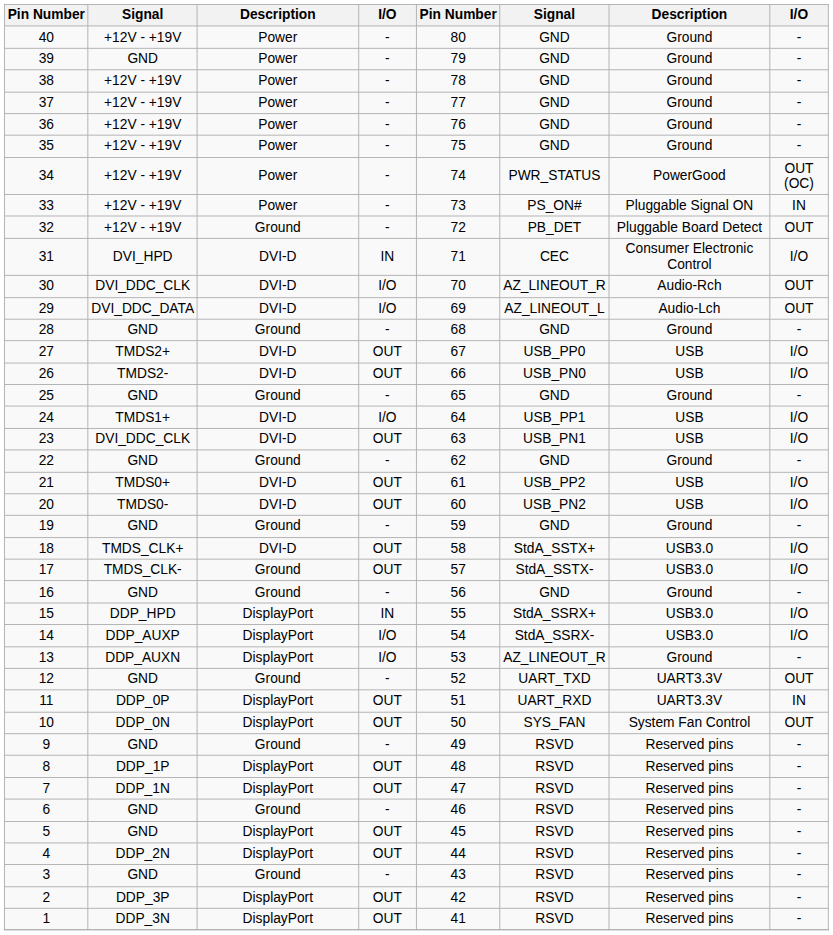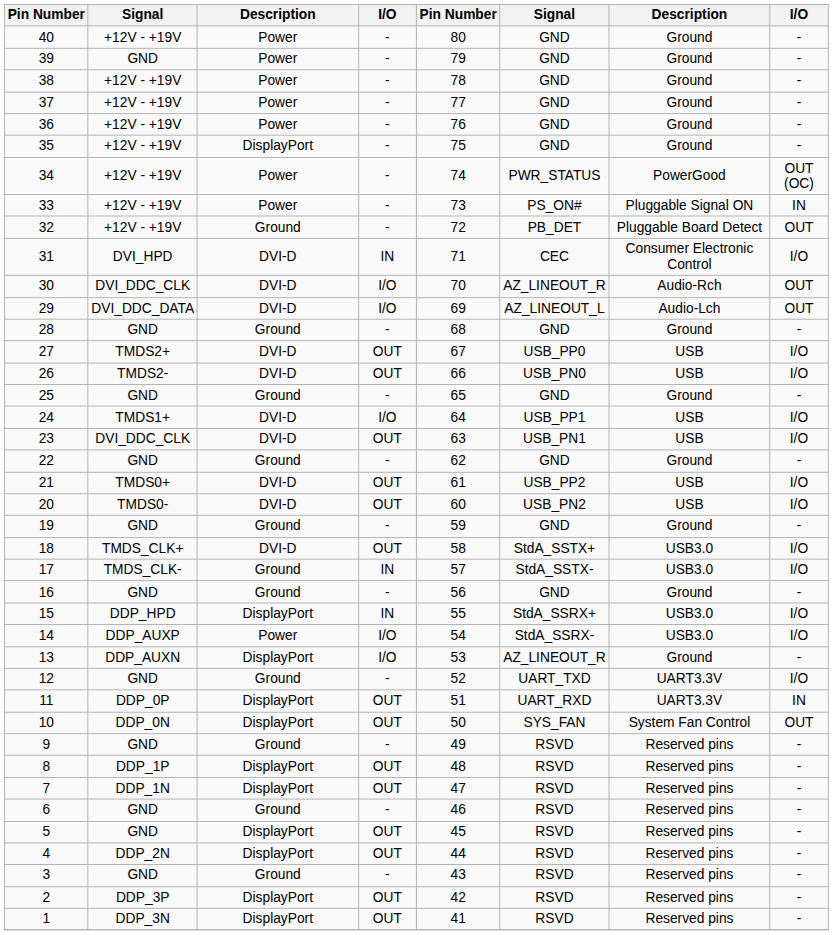(278, 146) Power -> (278, 146) DisplayPort
(387, 570) OUT -> (387, 570) IN
(278, 635) DisplayPort -> (278, 635) Power
(799, 679) OUT -> (799, 679) I/O
